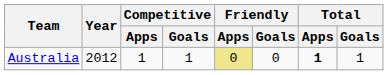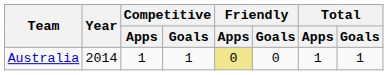(102, 59) 2012 -> (102, 59) 2014
(318, 59) bold -> (318, 59) normal
